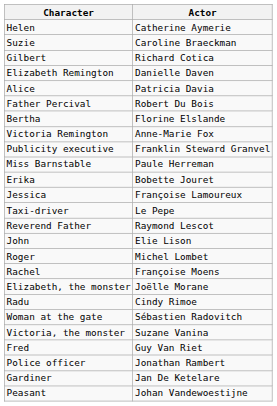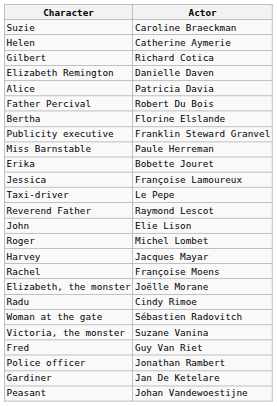rows swapped: (21, 27) <-> (21, 42)
- row: (57, 134)
+ row: (23, 256)
